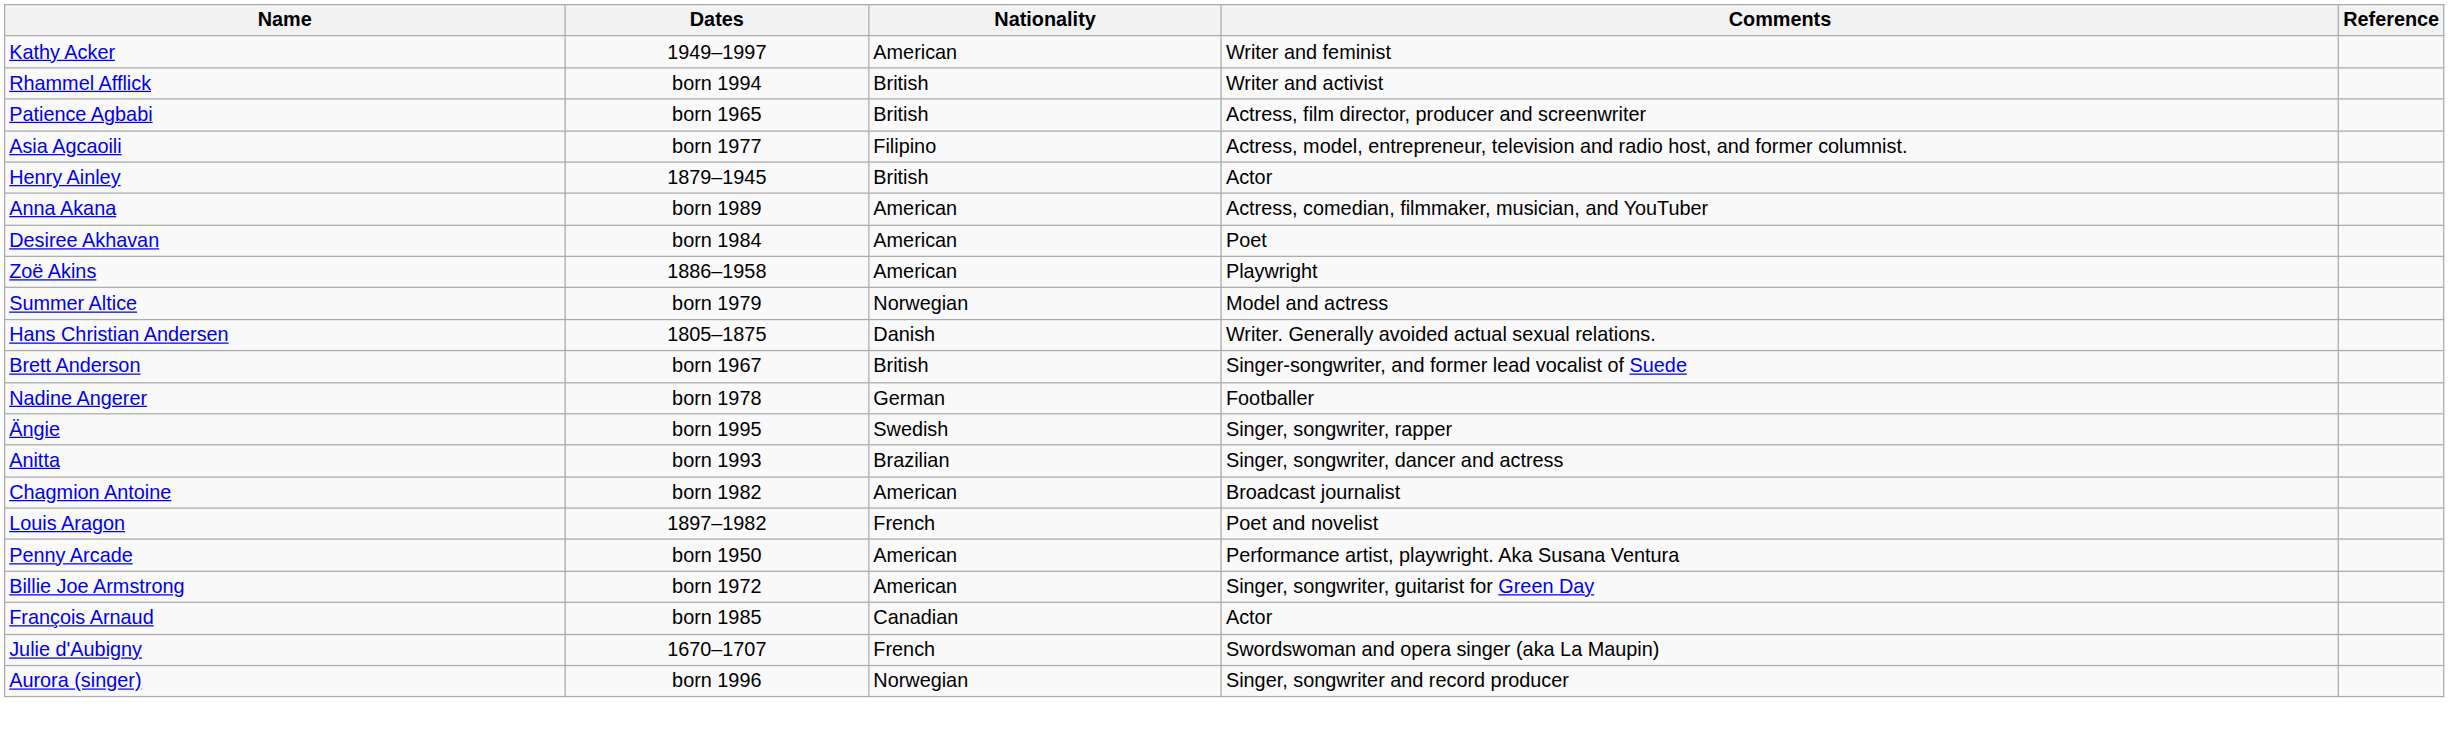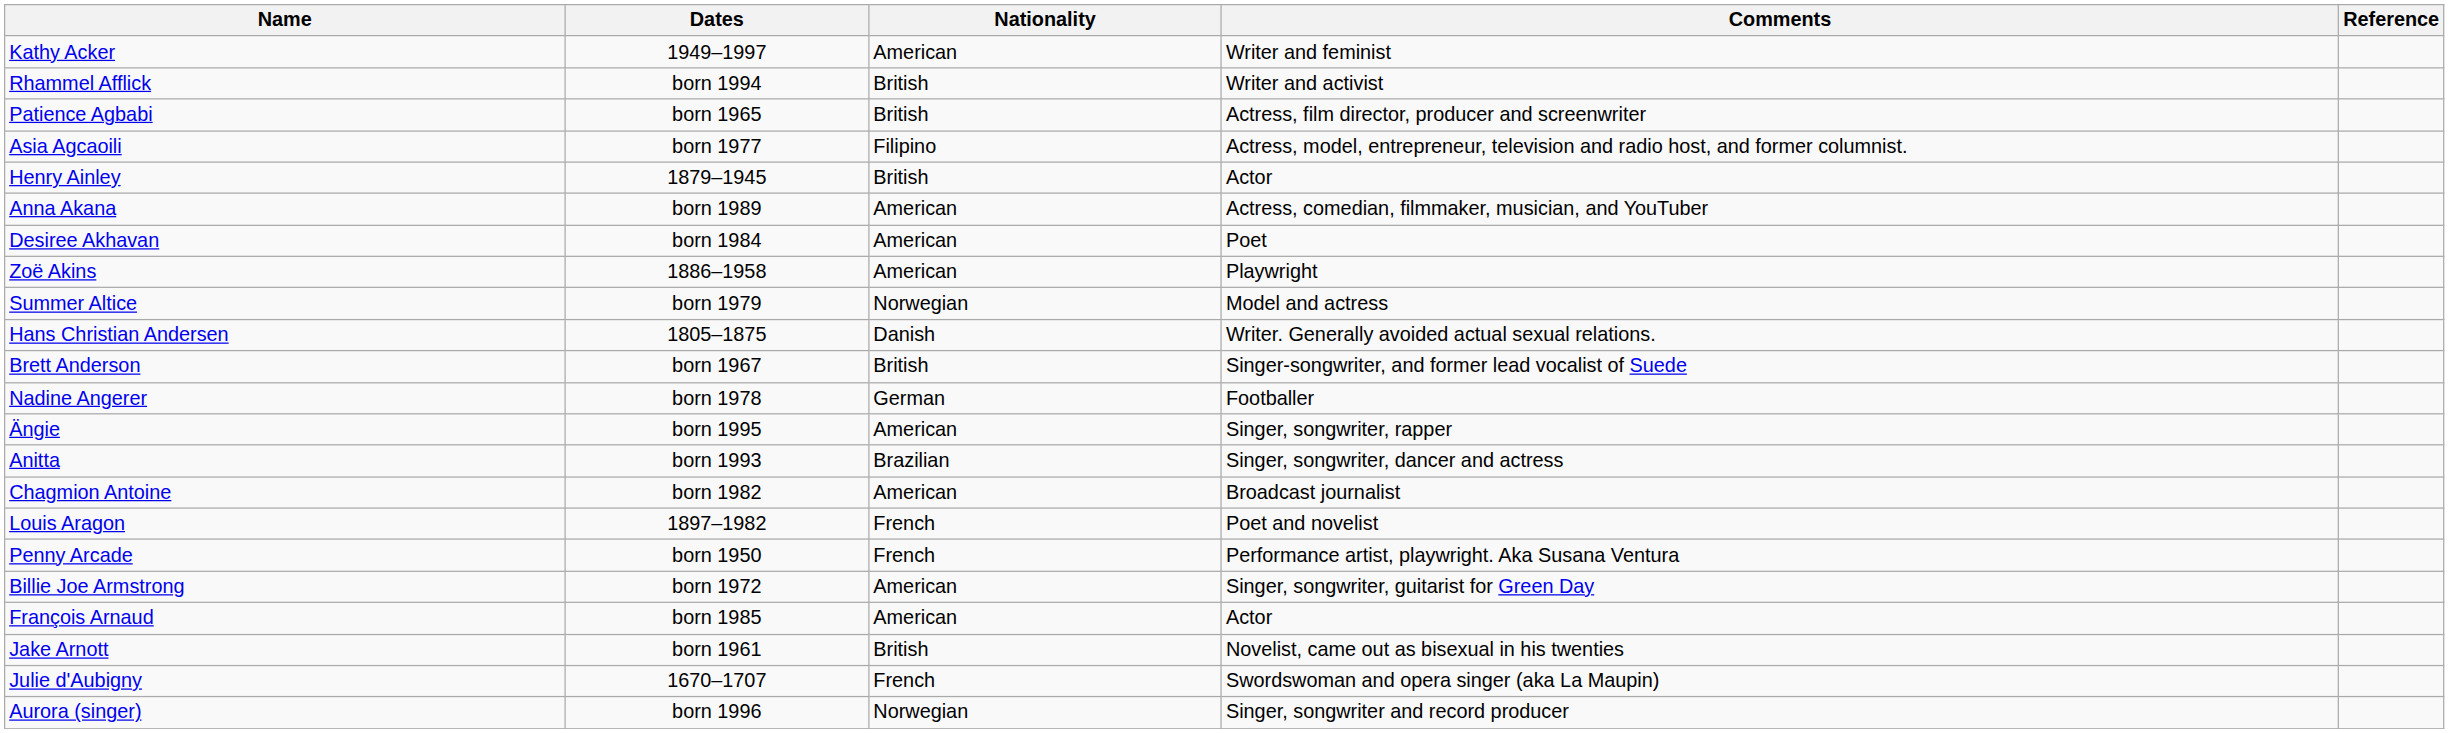(911, 429) Swedish -> (915, 429) American
(915, 555) American -> (904, 555) French
(916, 618) Canadian -> (915, 618) American
+ row: (59, 649)
